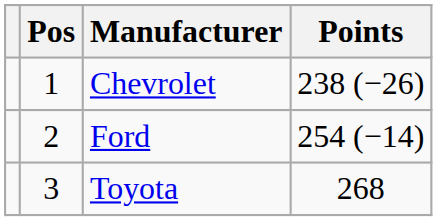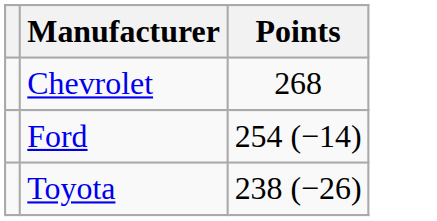- column: (51, 31)
(361, 83) 238 (−26) -> (298, 83) 268
(361, 188) 268 -> (298, 188) 238 (−26)
